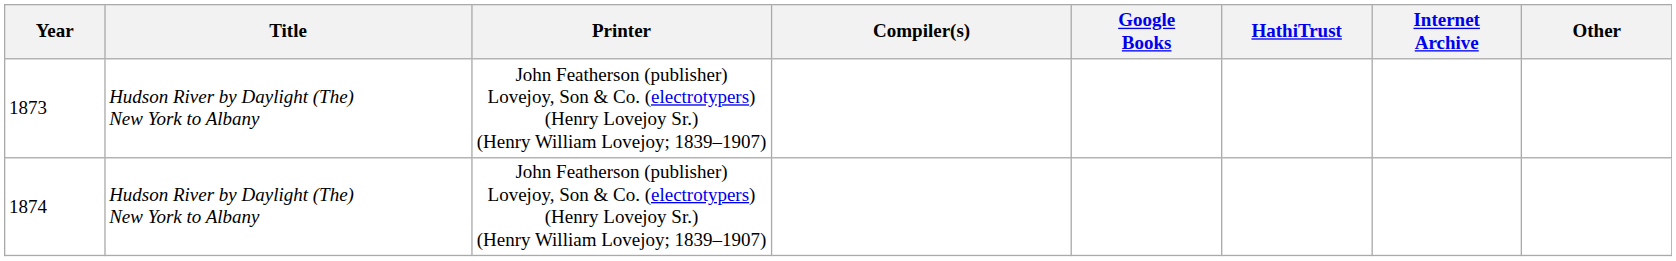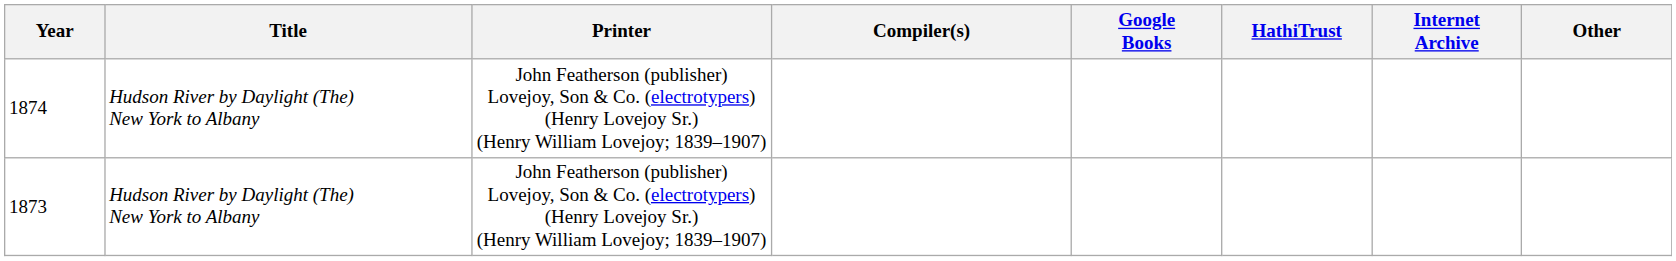rows swapped: (28, 108) <-> (28, 206)
